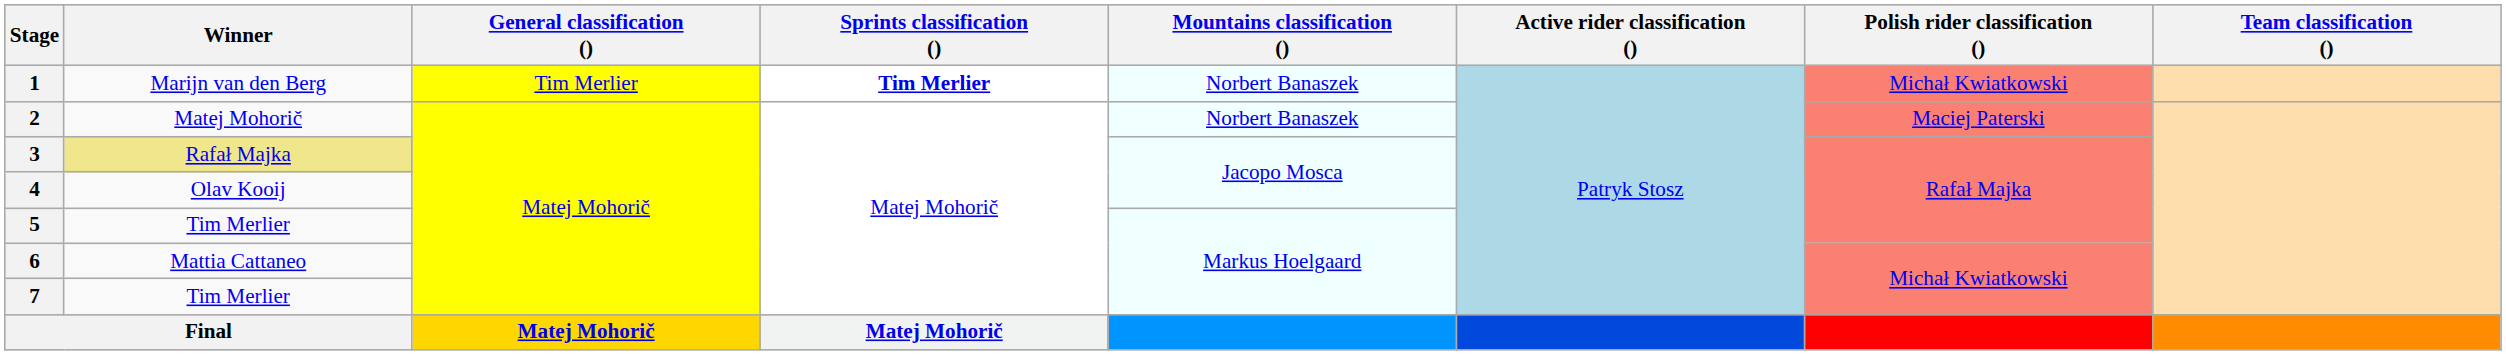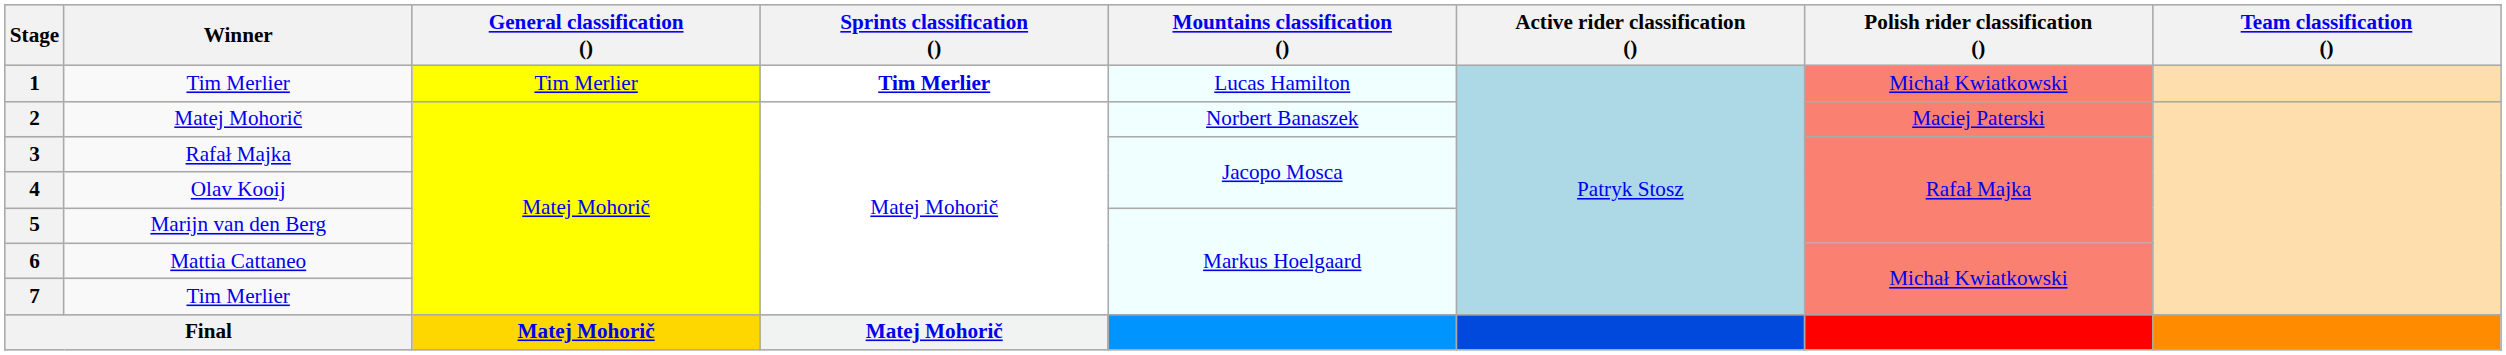(238, 83) Marijn van den Berg -> (238, 83) Tim Merlier
(1282, 83) Norbert Banaszek -> (1282, 83) Lucas Hamilton
(238, 154) khaki background -> (238, 154) no background
(238, 225) Tim Merlier -> (238, 225) Marijn van den Berg
